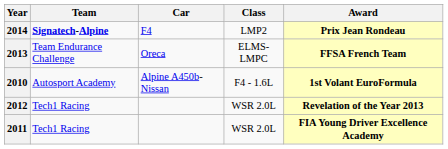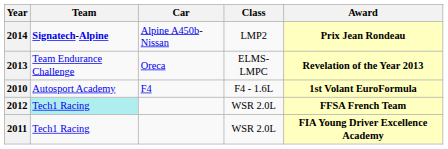(146, 30) F4 -> (172, 36) Alpine A450b-Nissan
(363, 53) FFSA French Team -> (363, 66) Revelation of the Year 2013
(172, 83) Alpine A450b-Nissan -> (146, 89) F4
(61, 106) no background -> (61, 106) paleturquoise background
(363, 106) Revelation of the Year 2013 -> (363, 106) FFSA French Team
